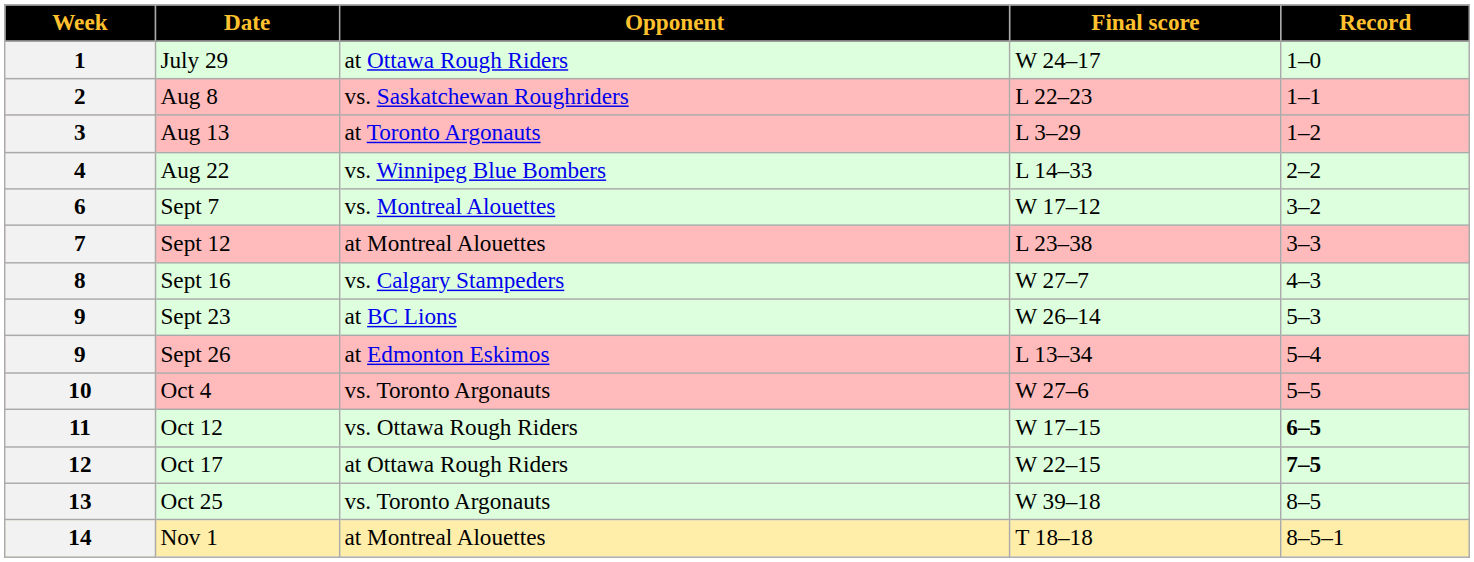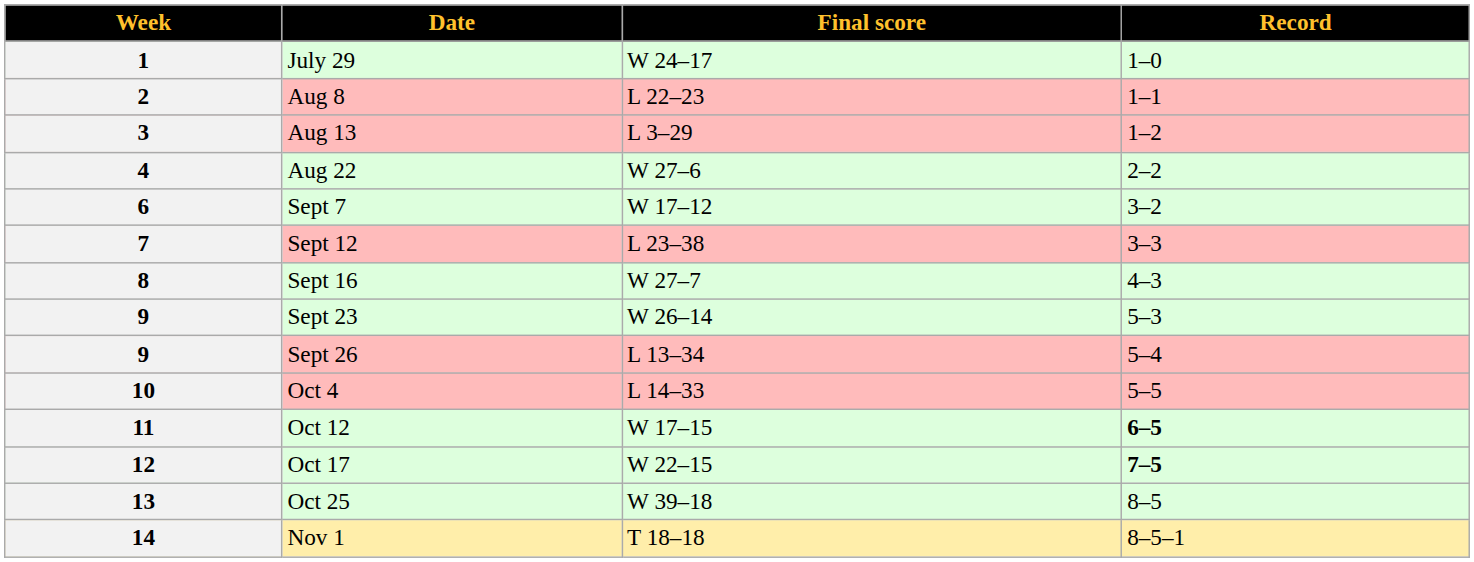- column: (675, 22)
(1054, 170) L 14–33 -> (664, 170) W 27–6
(1052, 390) W 27–6 -> (666, 390) L 14–33
